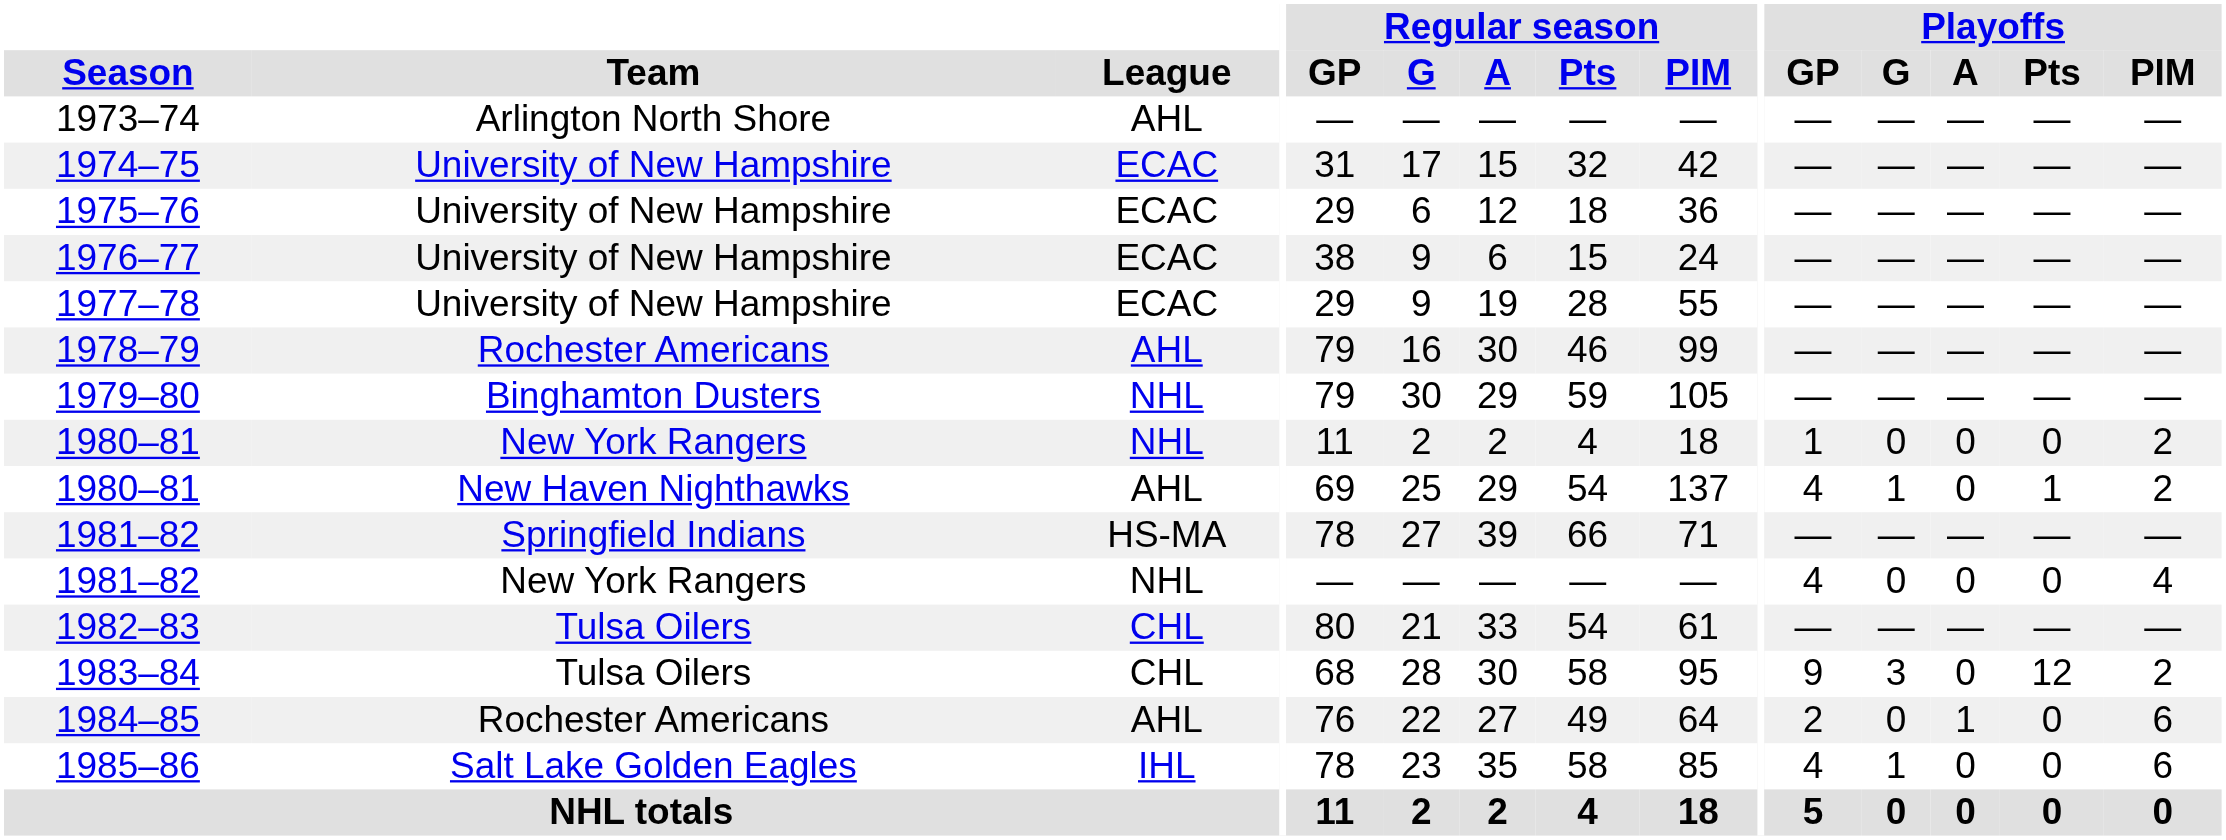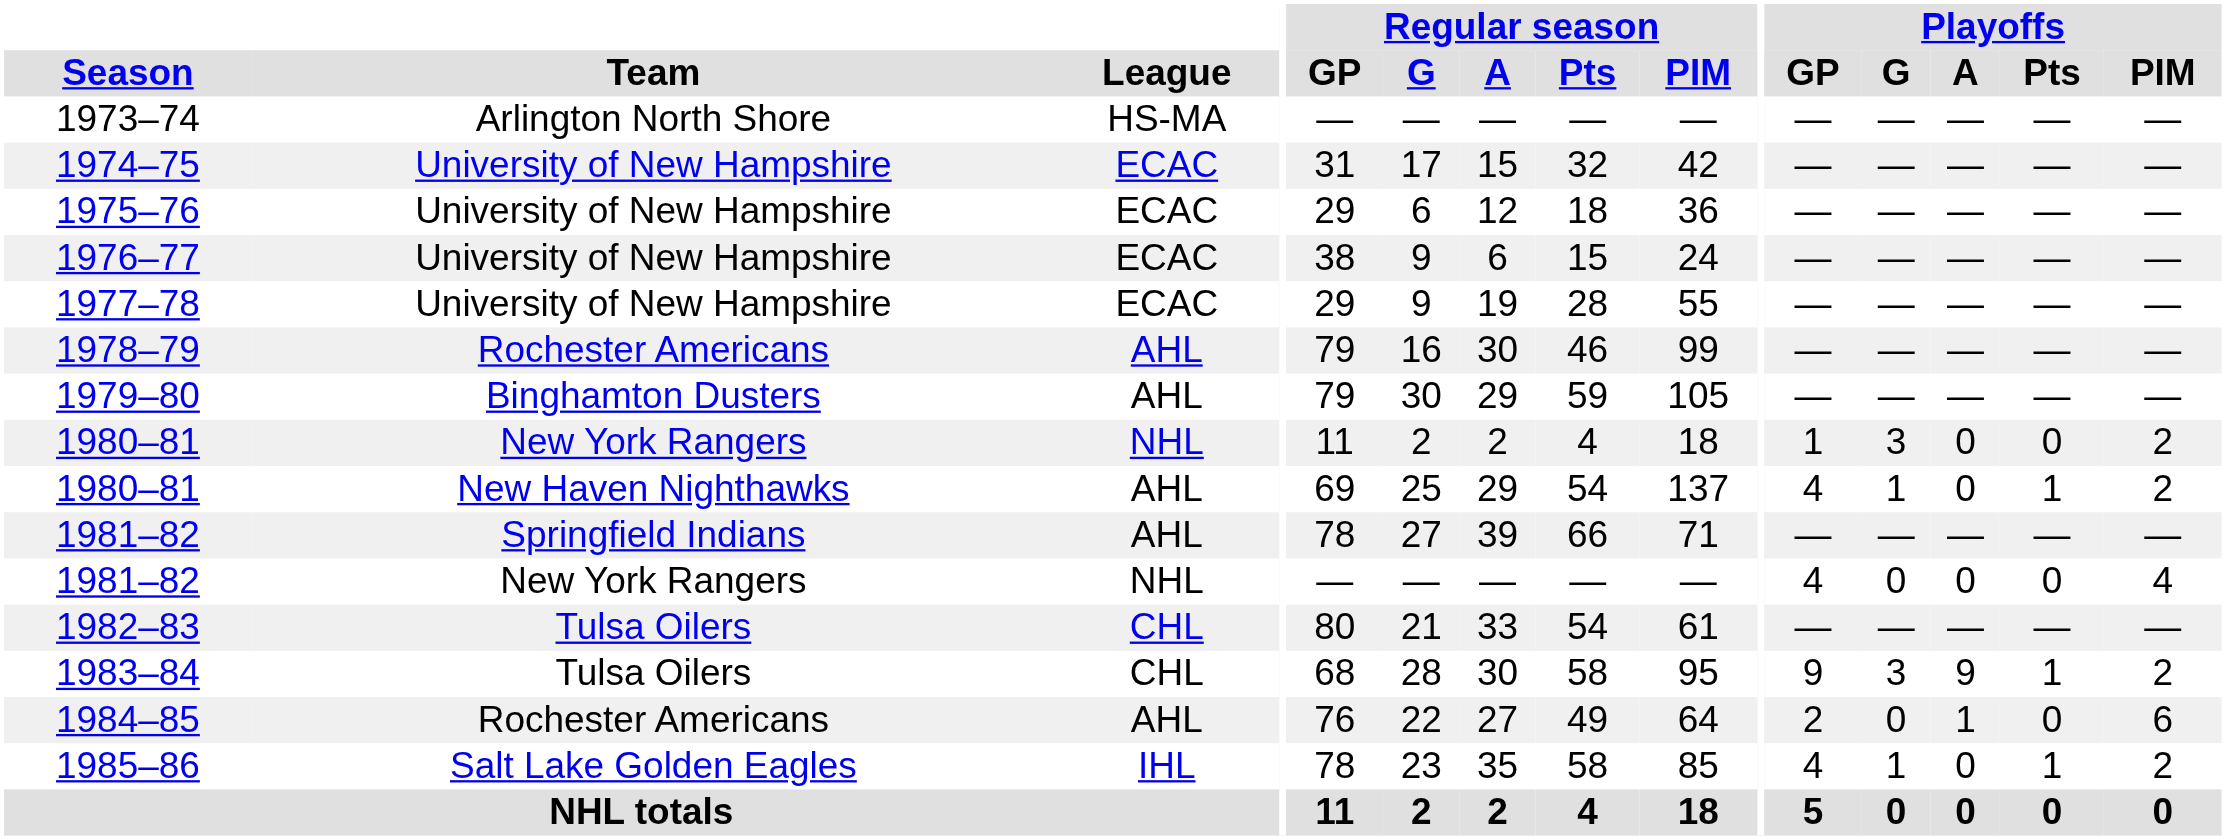(1167, 118) AHL -> (1167, 118) HS-MA
(1167, 396) NHL -> (1167, 396) AHL
(1896, 442) 0 -> (1896, 442) 3
(1167, 534) HS-MA -> (1167, 534) AHL
(1965, 673) 0 -> (1965, 673) 9
(2052, 673) 12 -> (2052, 673) 1
(2052, 765) 0 -> (2052, 765) 1
(2163, 765) 6 -> (2163, 765) 2
